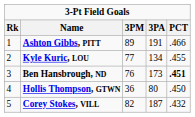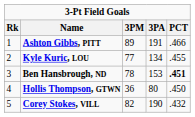(130, 74) 76 -> (130, 74) 78
(155, 74) 173 -> (155, 74) 153
(155, 105) 187 -> (155, 105) 190
